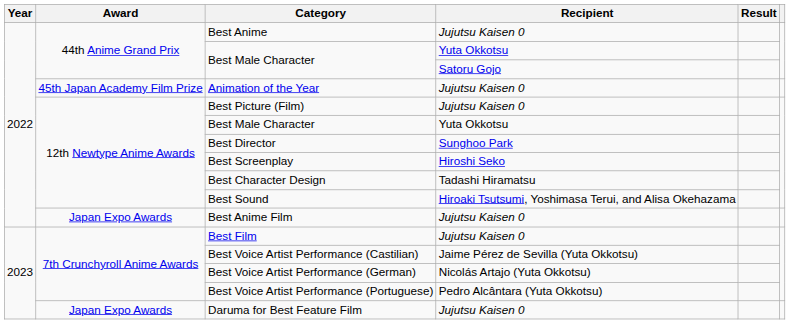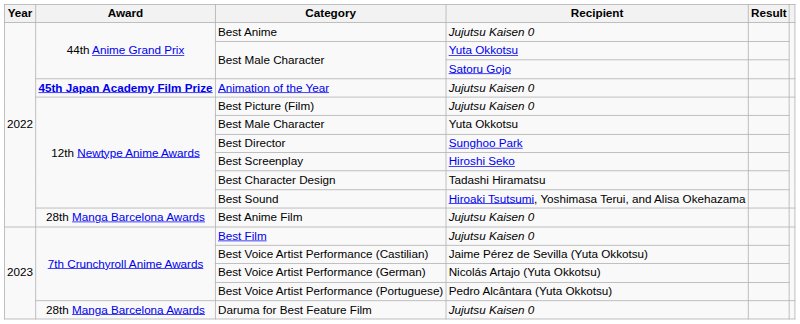(121, 87) normal -> (126, 87) bold
(121, 217) Japan Expo Awards -> (126, 217) 28th Manga Barcelona Awards
(121, 310) Japan Expo Awards -> (126, 310) 28th Manga Barcelona Awards
